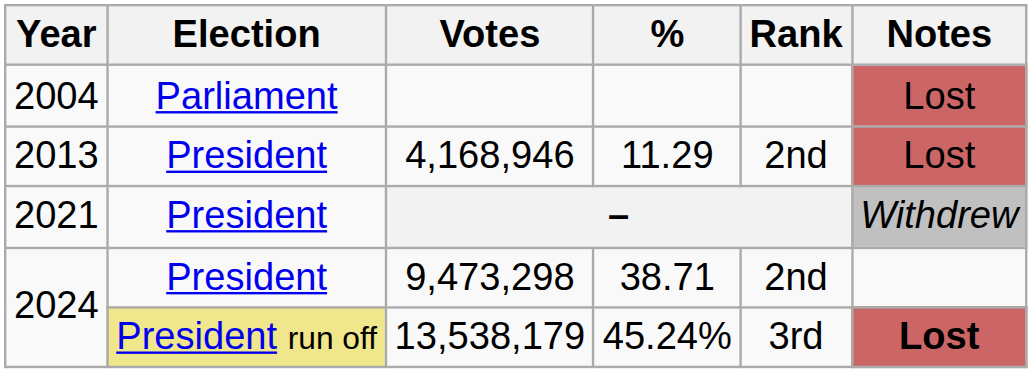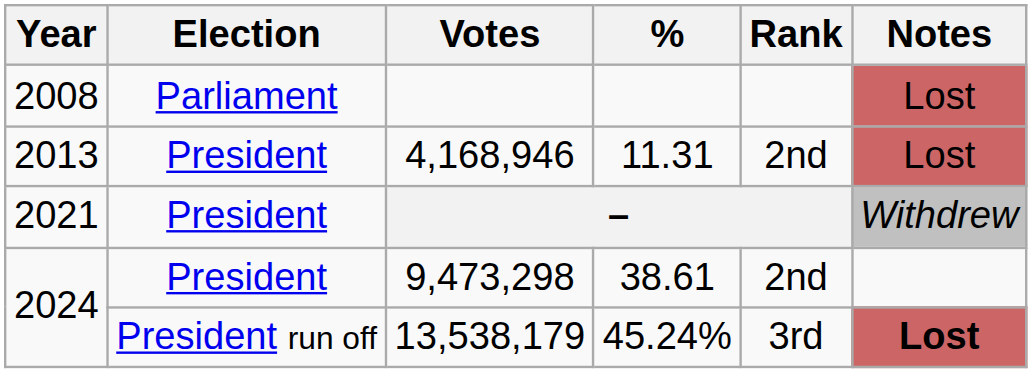- row: (56, 95)
+ row: (56, 95)
(667, 155) 11.29 -> (667, 155) 11.31
(667, 276) 38.71 -> (667, 276) 38.61
(247, 336) khaki background -> (247, 336) no background
